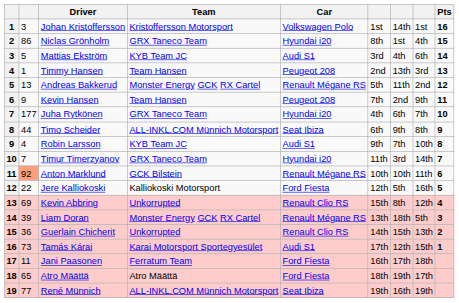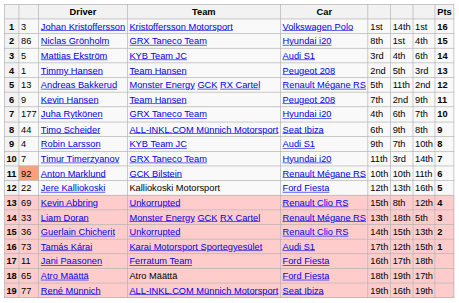(402, 71) 13th -> (399, 71) 5th
(399, 188) 5th -> (402, 188) 13th
(26, 217) 39 -> (26, 217) 33
